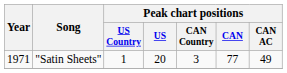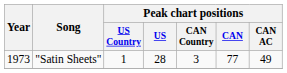(19, 59) 1971 -> (19, 59) 1973
(160, 59) 20 -> (160, 59) 28
